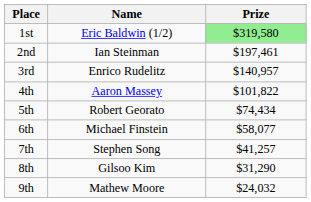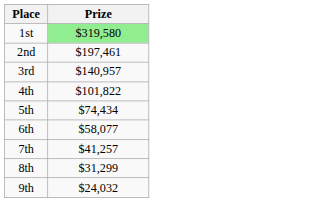- column: (127, 14)
(256, 168) $31,290 -> (98, 168) $31,299
